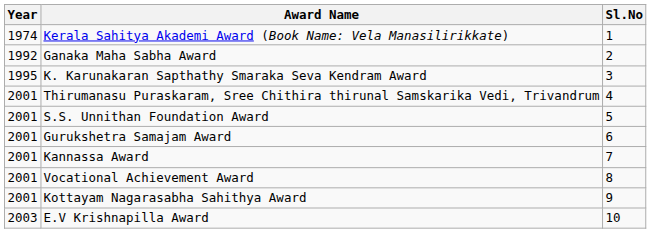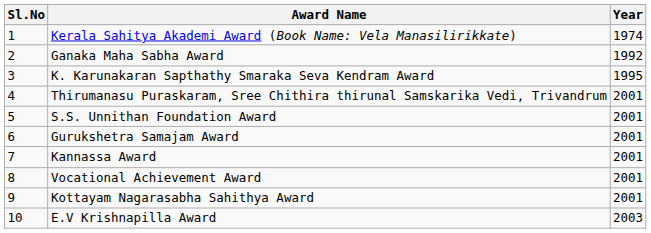columns swapped: (624, 15) <-> (22, 15)
